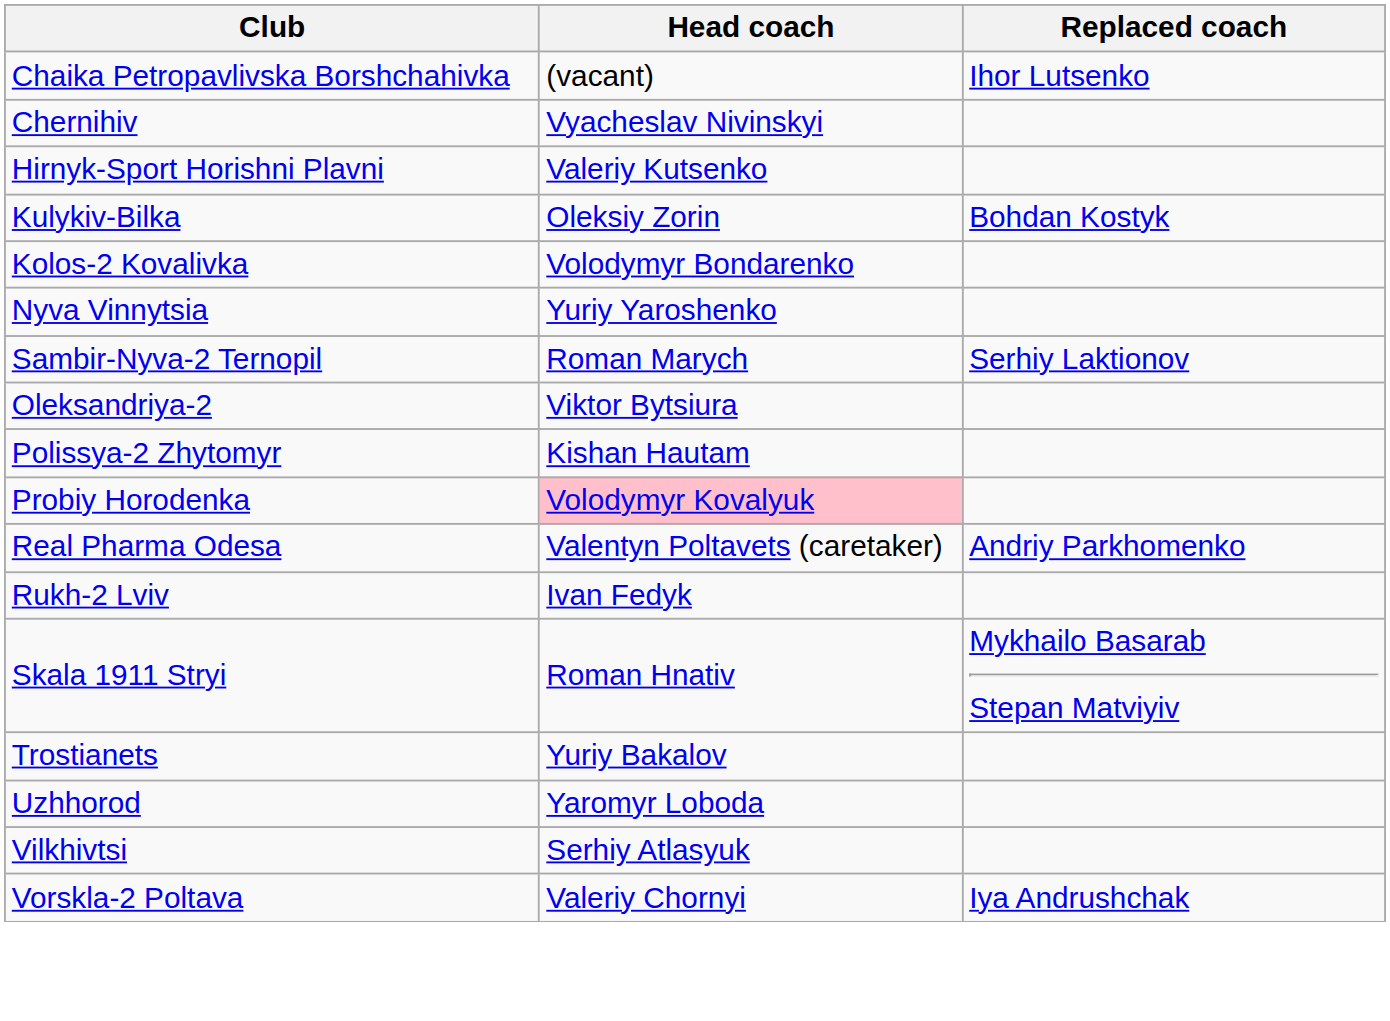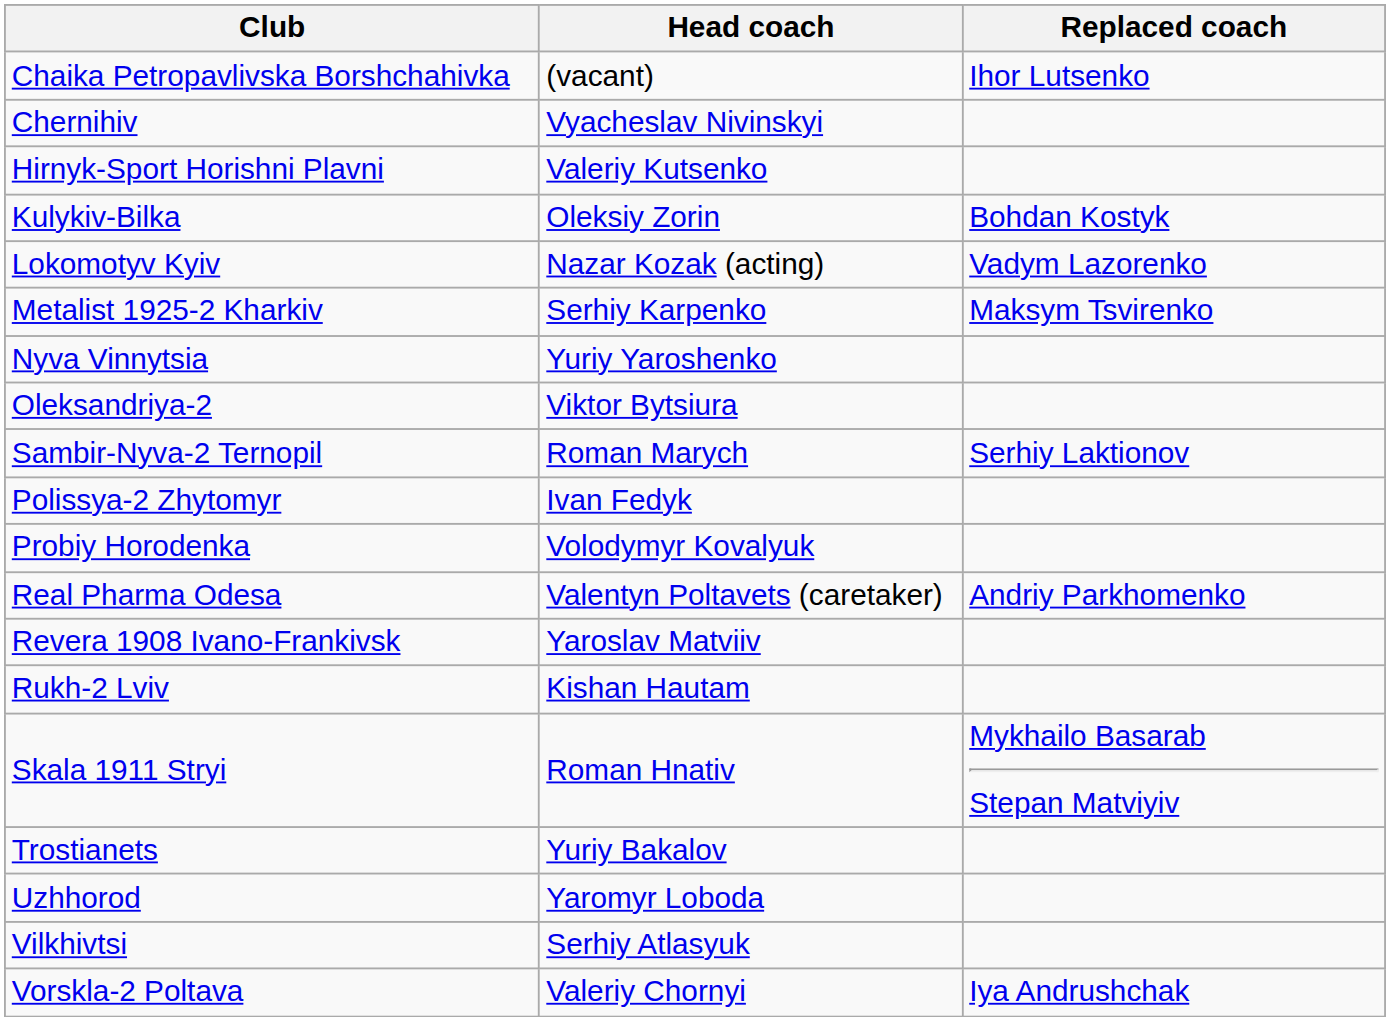- row: (130, 264)
+ row: (116, 264)
+ row: (167, 311)
rows swapped: (167, 358) <-> (112, 405)
(648, 452) Kishan Hautam -> (619, 500) Ivan Fedyk
(680, 500) pink background -> (680, 547) no background
+ row: (206, 641)
(619, 594) Ivan Fedyk -> (648, 688) Kishan Hautam
